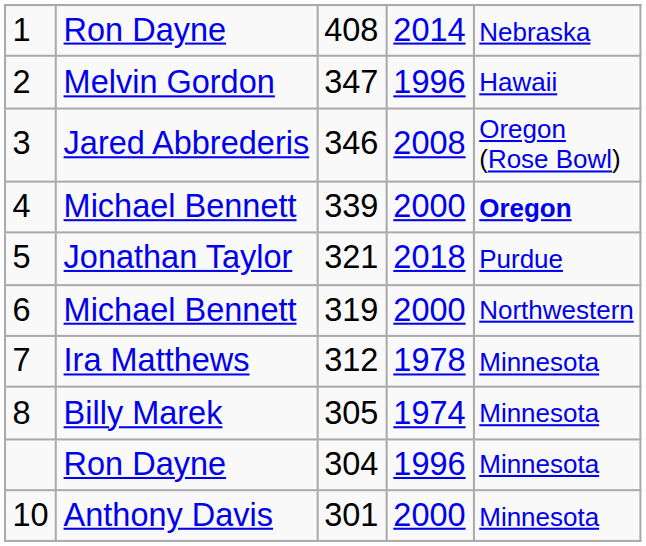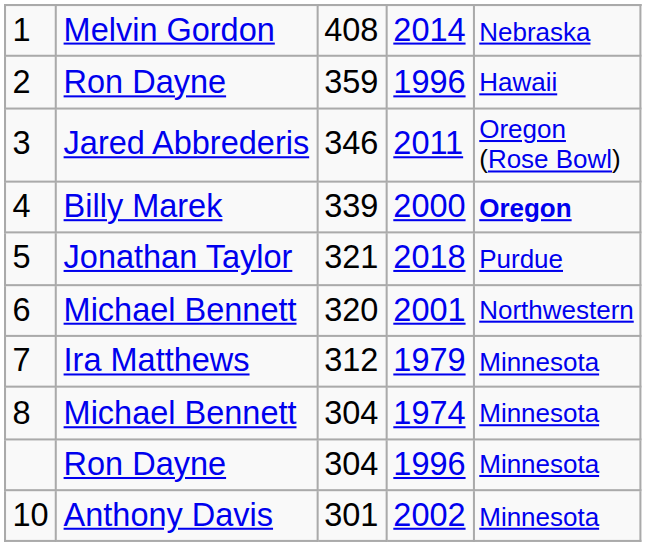(145, 30) Ron Dayne -> (169, 30) Melvin Gordon
(169, 81) Melvin Gordon -> (145, 81) Ron Dayne
(351, 81) 347 -> (351, 81) 359
(429, 144) 2008 -> (428, 144) 2011
(180, 206) Michael Bennett -> (143, 206) Billy Marek
(351, 309) 319 -> (351, 309) 320
(429, 309) 2000 -> (429, 309) 2001
(429, 361) 1978 -> (429, 361) 1979
(143, 412) Billy Marek -> (180, 412) Michael Bennett
(351, 412) 305 -> (351, 412) 304
(429, 515) 2000 -> (429, 515) 2002
